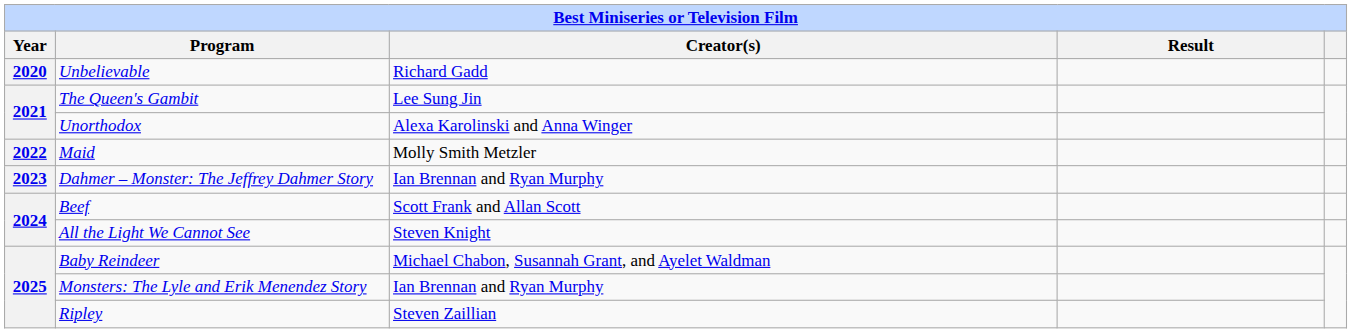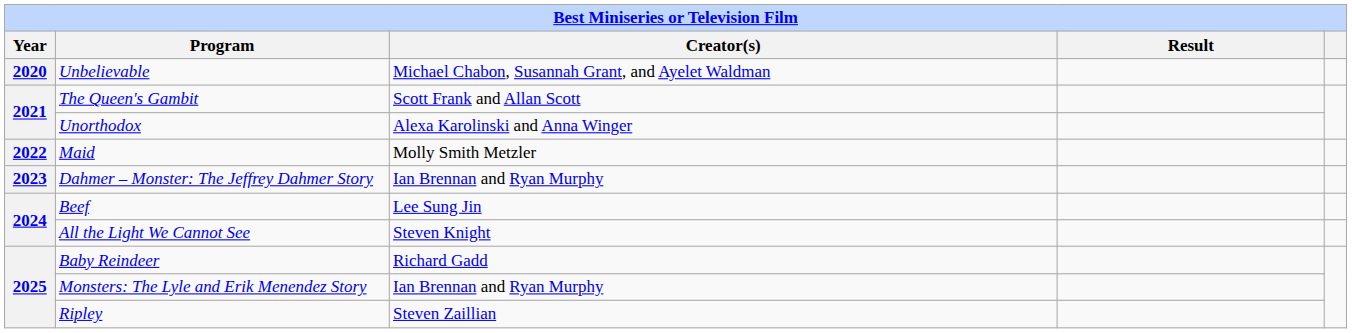(440, 71) Richard Gadd -> (582, 71) Michael Chabon, Susannah Grant, and Ayelet Waldman
(437, 98) Lee Sung Jin -> (487, 98) Scott Frank and Allan Scott
(487, 206) Scott Frank and Allan Scott -> (437, 206) Lee Sung Jin
(582, 260) Michael Chabon, Susannah Grant, and Ayelet Waldman -> (440, 260) Richard Gadd
